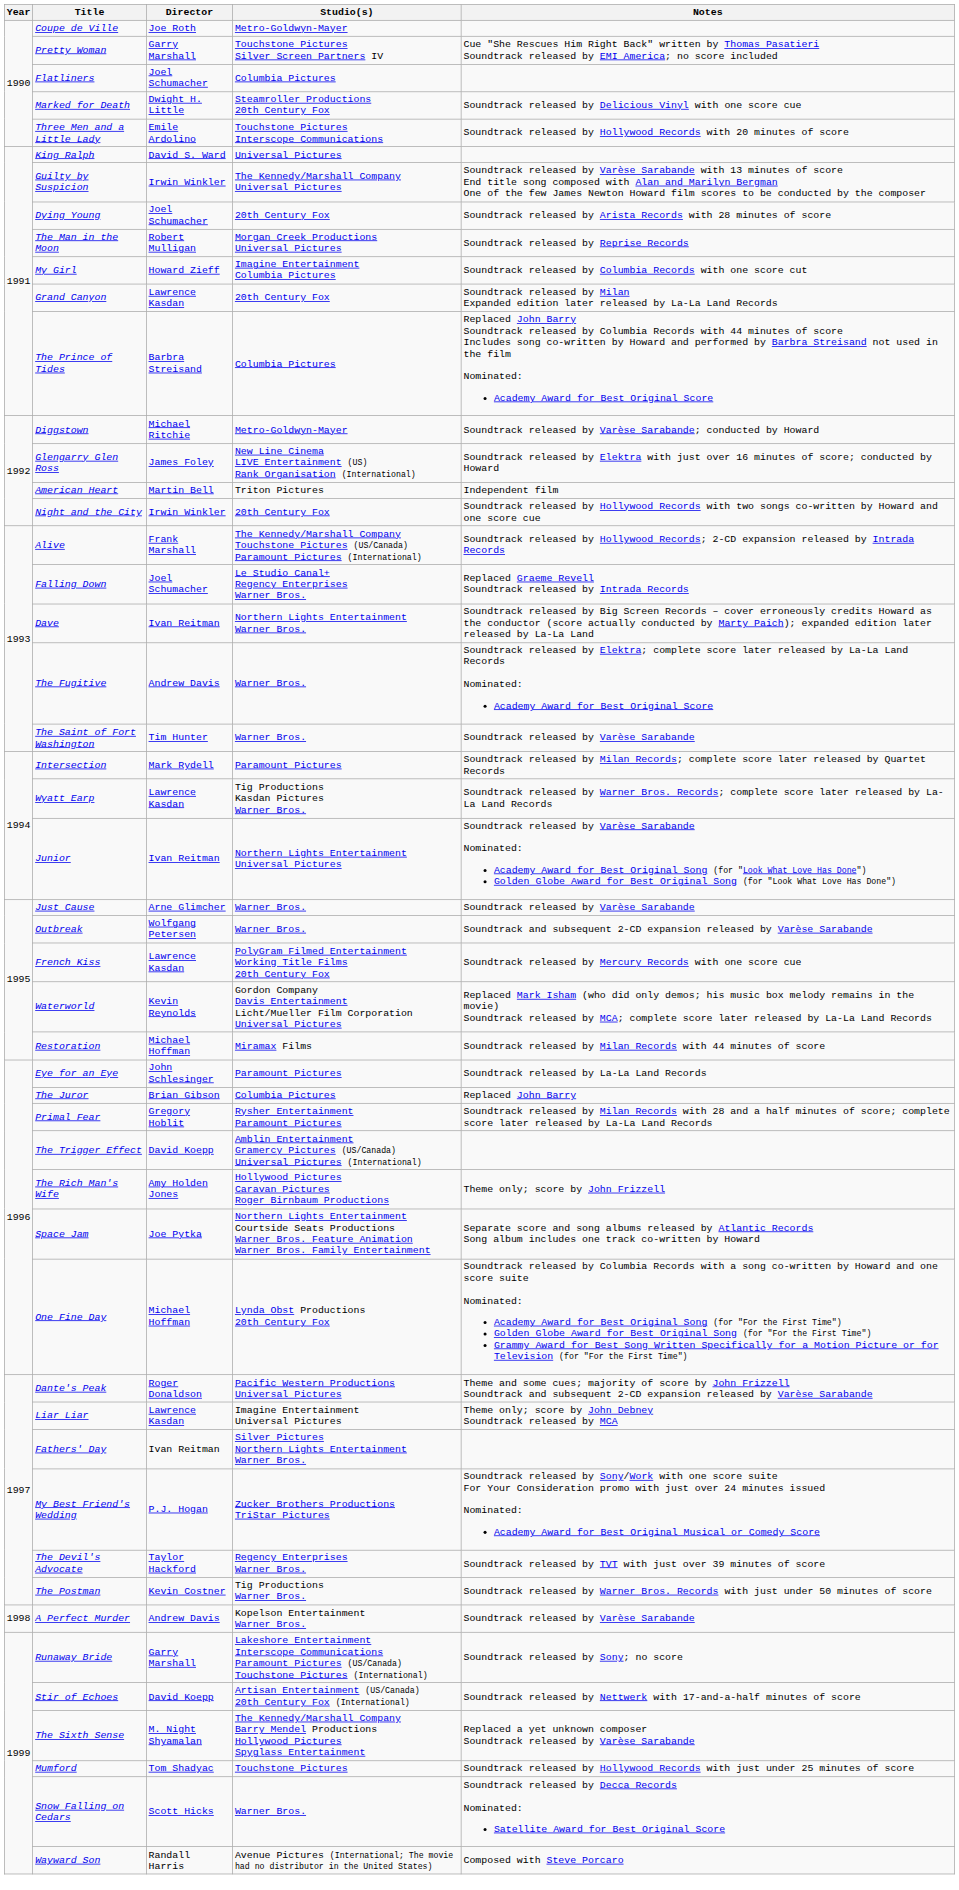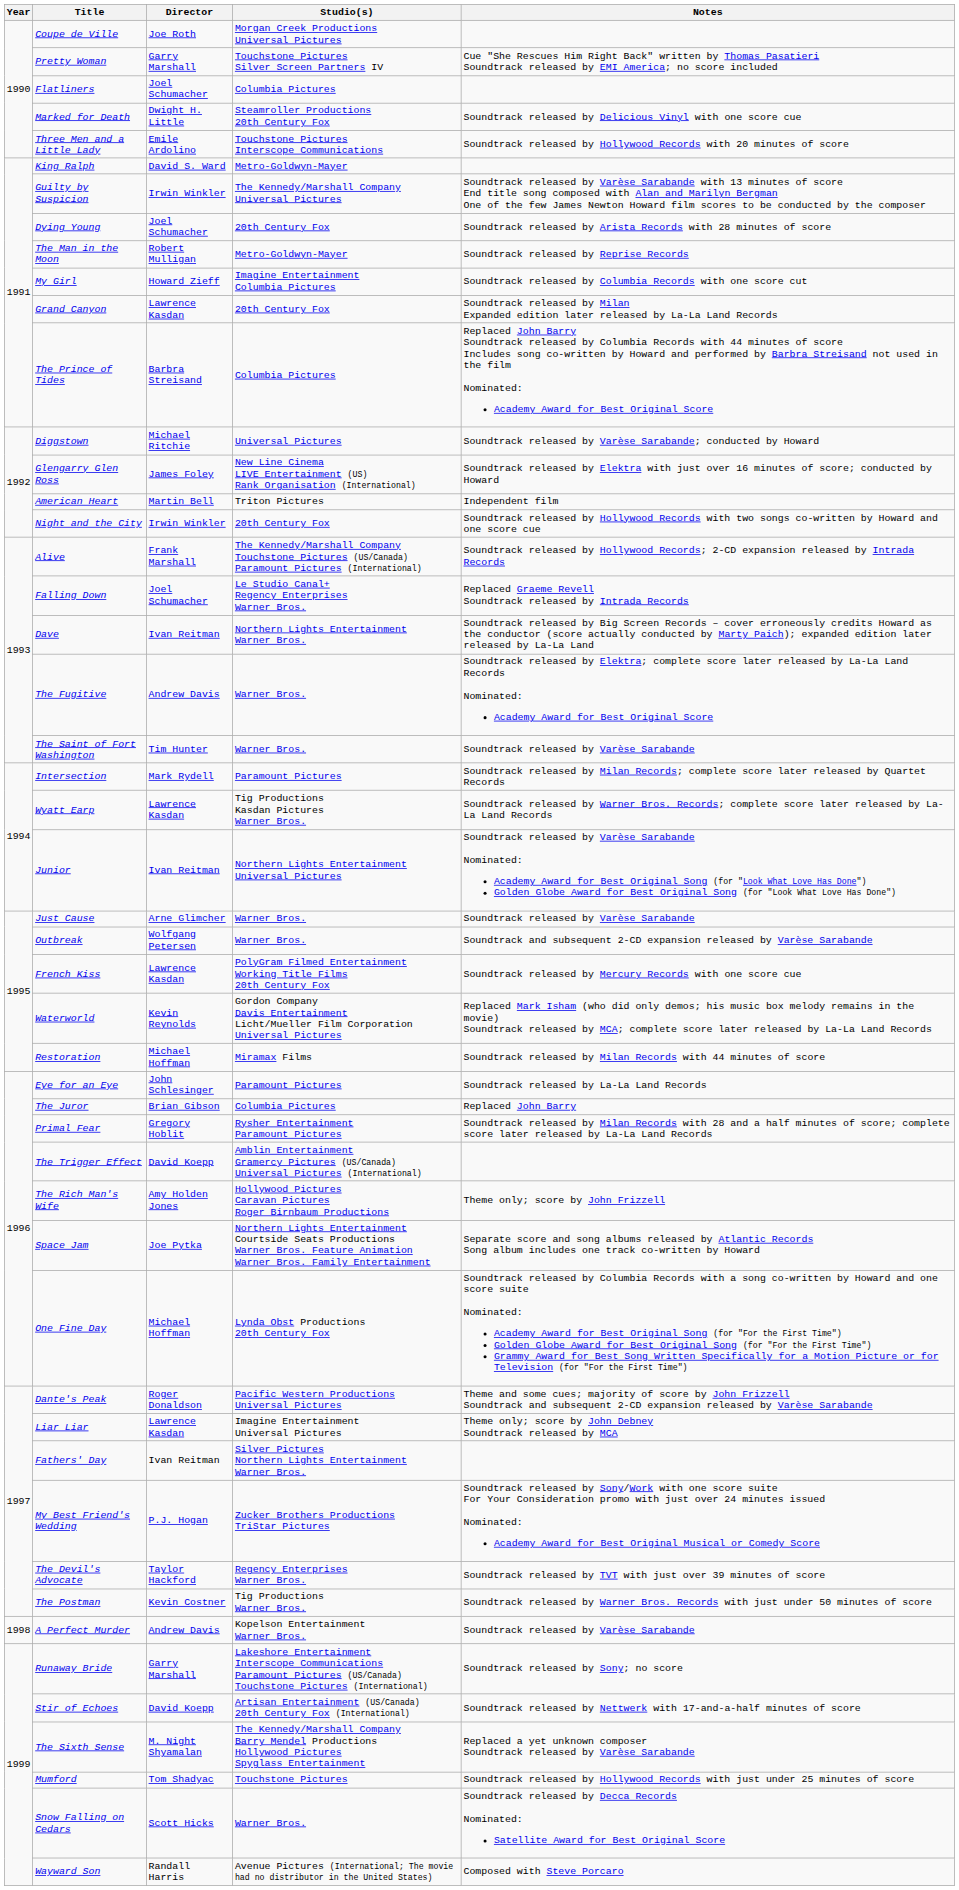(291, 29) Metro-Goldwyn-Mayer -> (306, 34) Morgan Creek Productions Universal Pictures
(288, 155) Universal Pictures -> (291, 166) Metro-Goldwyn-Mayer
(306, 243) Morgan Creek Productions Universal Pictures -> (291, 254) Metro-Goldwyn-Mayer
(291, 430) Metro-Goldwyn-Mayer -> (288, 441) Universal Pictures
